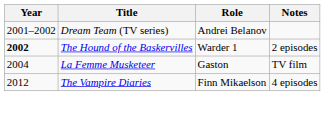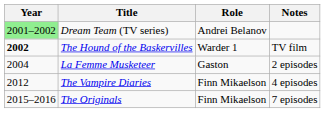(31, 30) no background -> (31, 30) lightgreen background
(295, 47) 2 episodes -> (289, 47) TV film
(289, 64) TV film -> (295, 64) 2 episodes
+ row: (91, 99)
